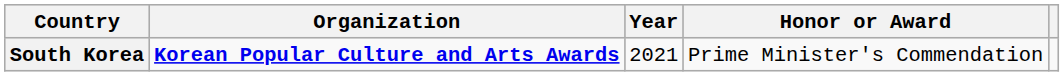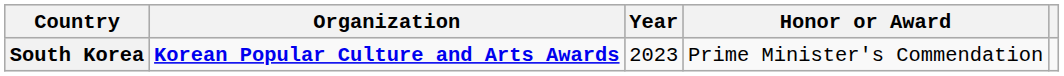(654, 55) 2021 -> (654, 55) 2023
